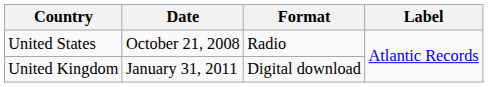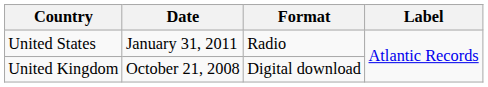(183, 43) October 21, 2008 -> (182, 43) January 31, 2011
(182, 69) January 31, 2011 -> (183, 69) October 21, 2008
